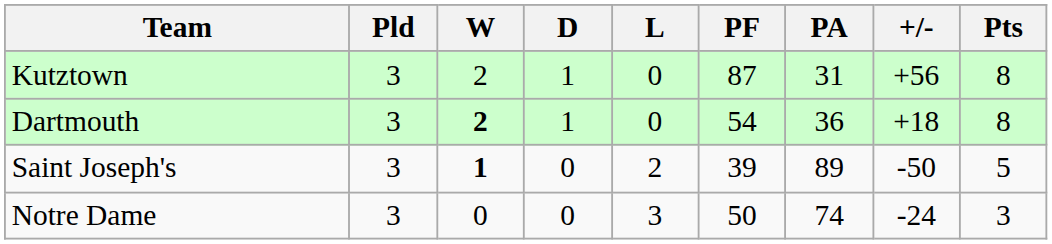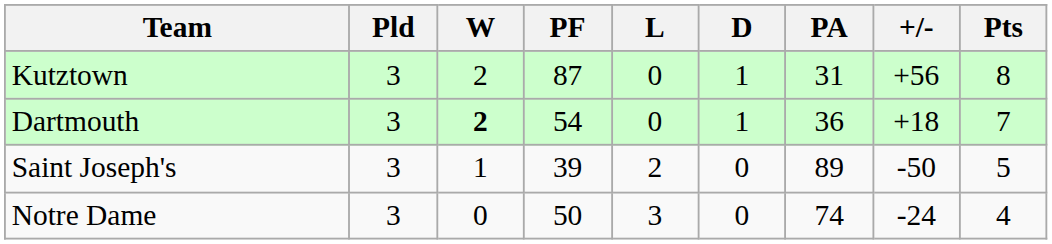columns swapped: (568, 27) <-> (742, 27)
(1003, 121) 8 -> (1003, 121) 7
(480, 167) bold -> (480, 167) normal
(1003, 214) 3 -> (1003, 214) 4
